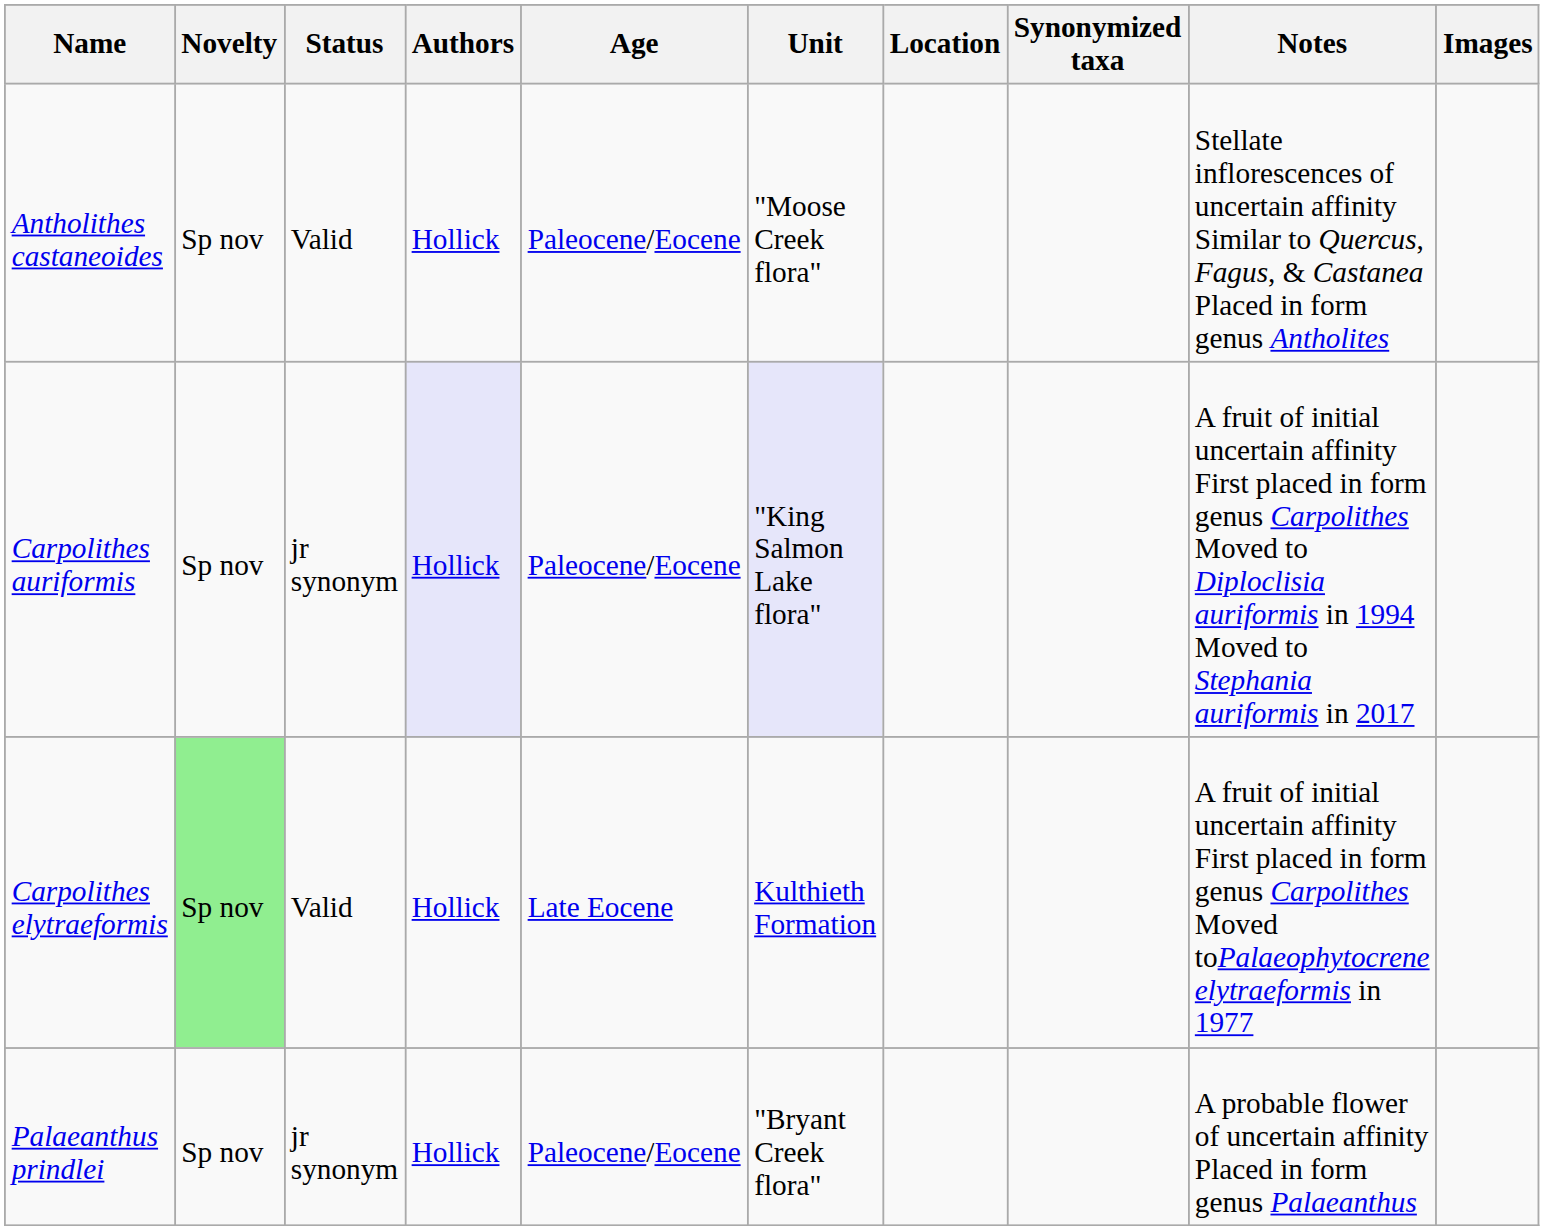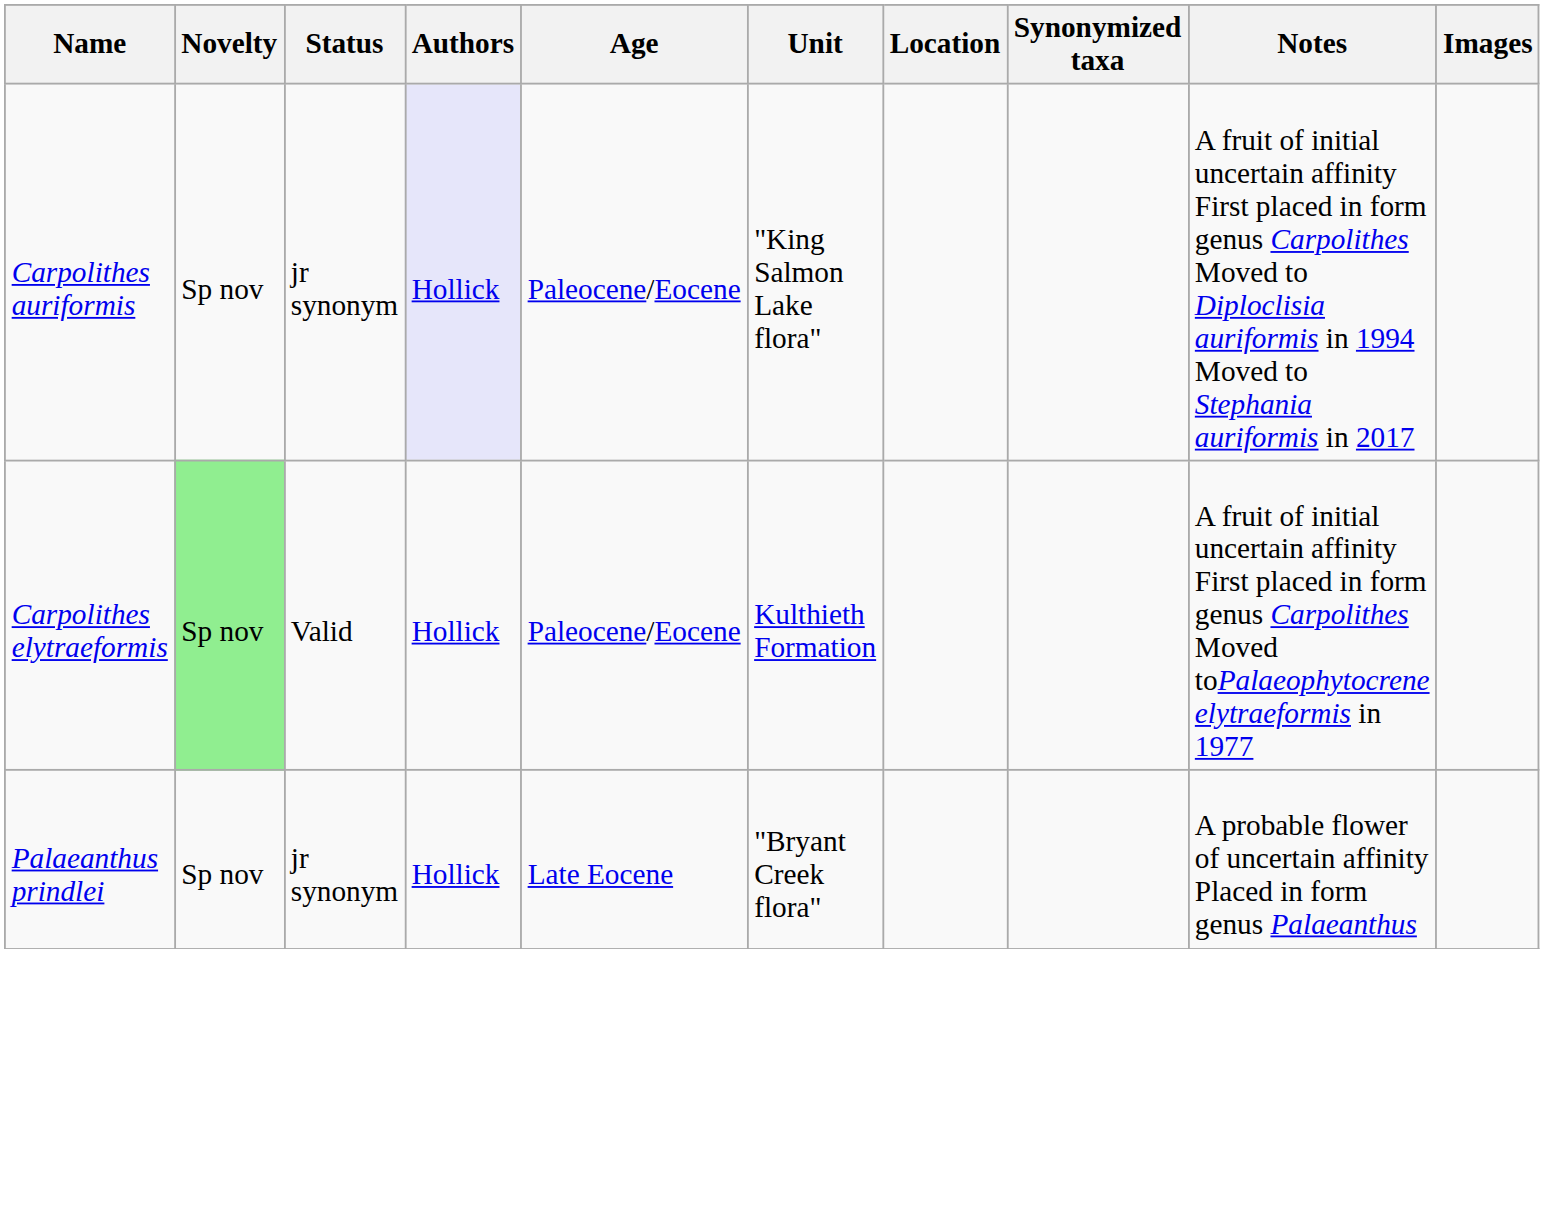- row: (87, 238)
(799, 565) lavender background -> (799, 288) no background
(600, 908) Late Eocene -> (634, 631) Paleocene/Eocene
(634, 1152) Paleocene/Eocene -> (600, 875) Late Eocene
